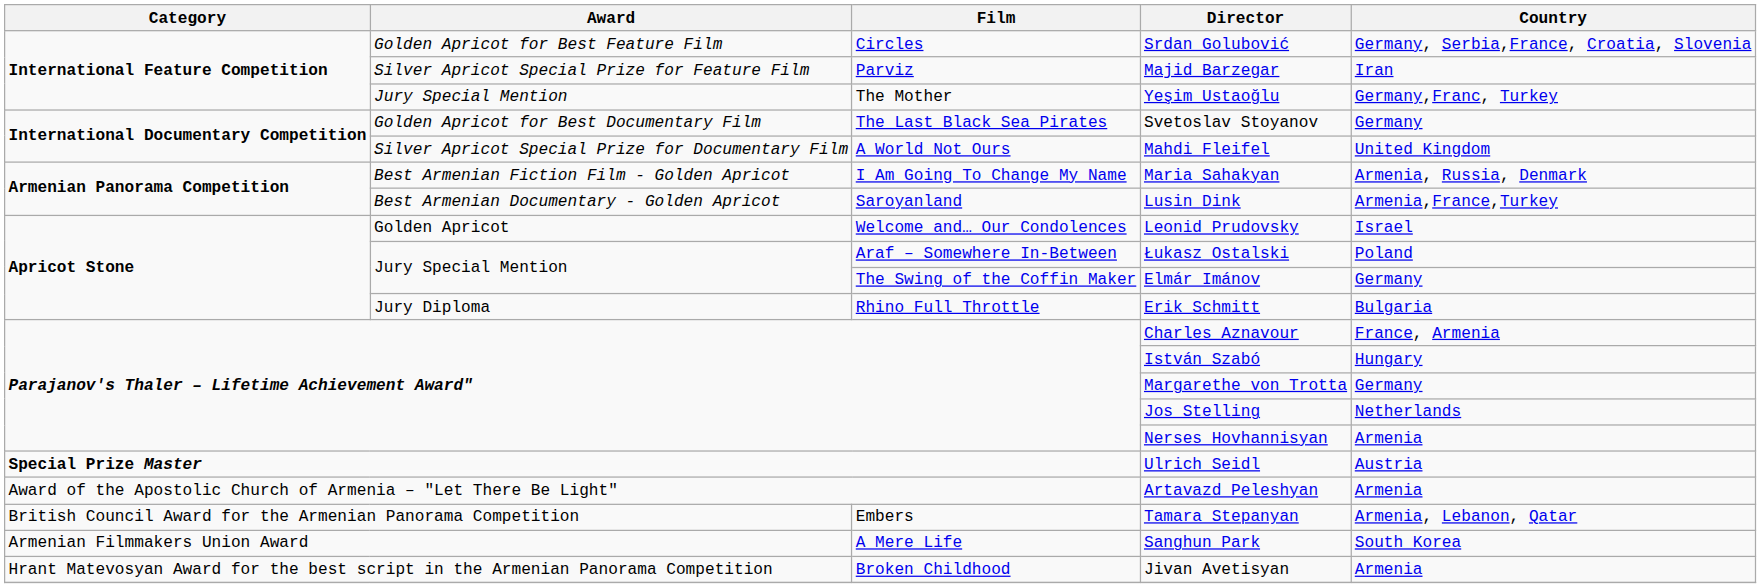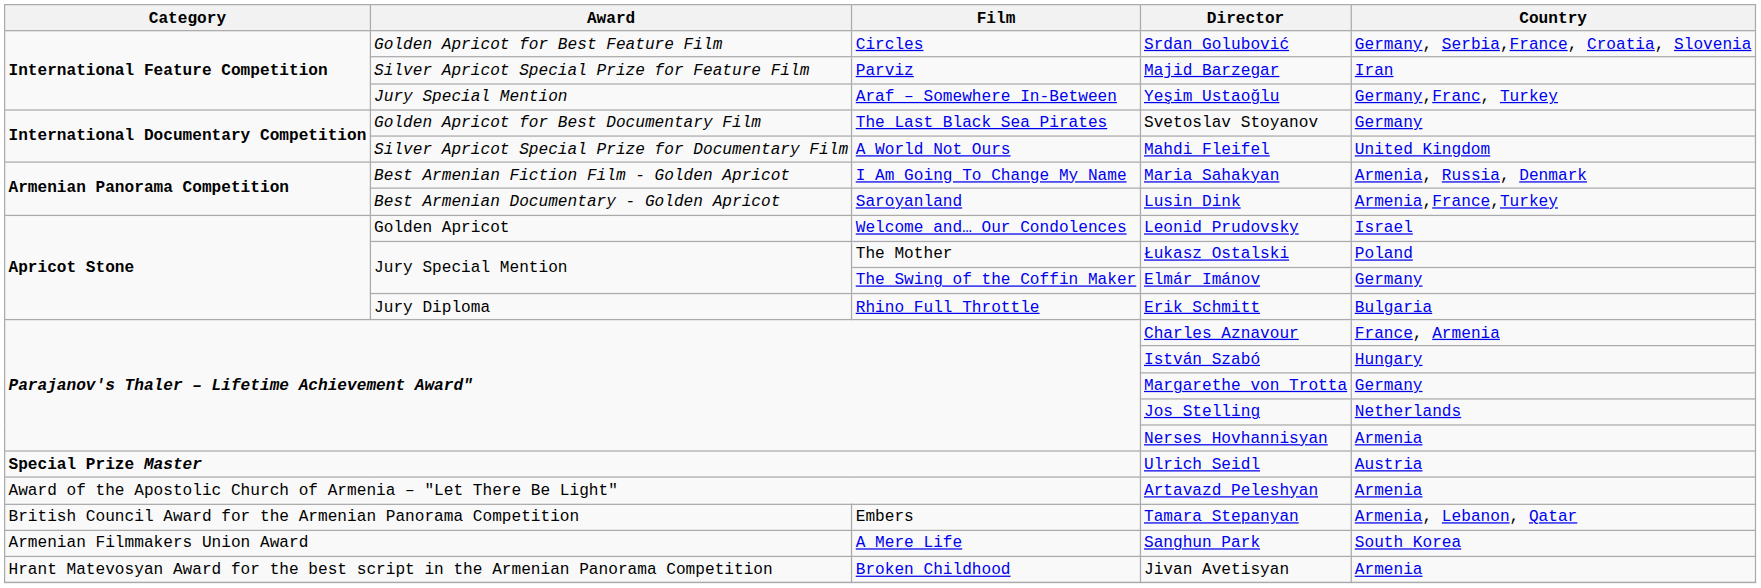(904, 97) The Mother -> (986, 97) Araf – Somewhere In-Between
(986, 254) Araf – Somewhere In-Between -> (904, 254) The Mother
